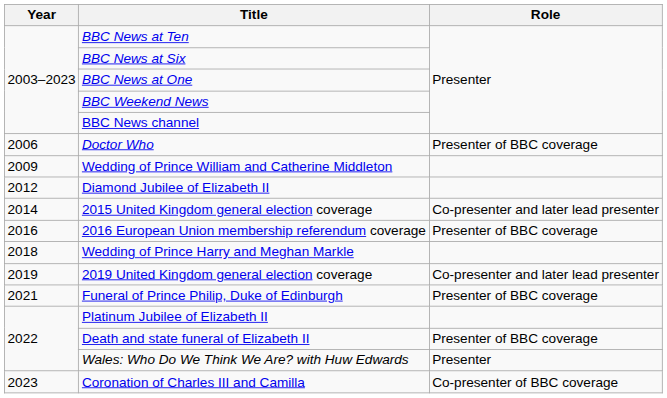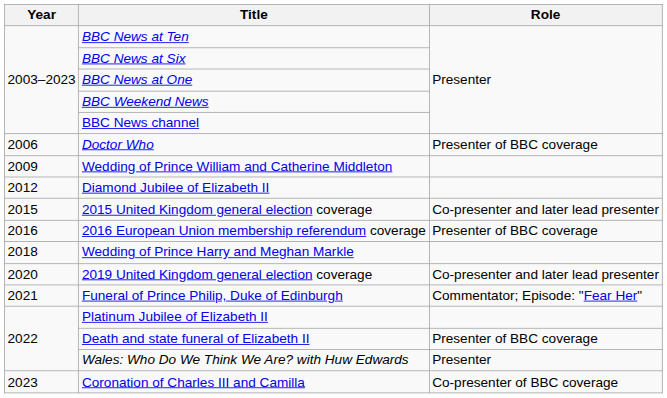(23, 209) 2014 -> (23, 209) 2015
(23, 274) 2019 -> (23, 274) 2020
(515, 295) Presenter of BBC coverage -> (537, 295) Commentator; Episode: "Fear Her"
